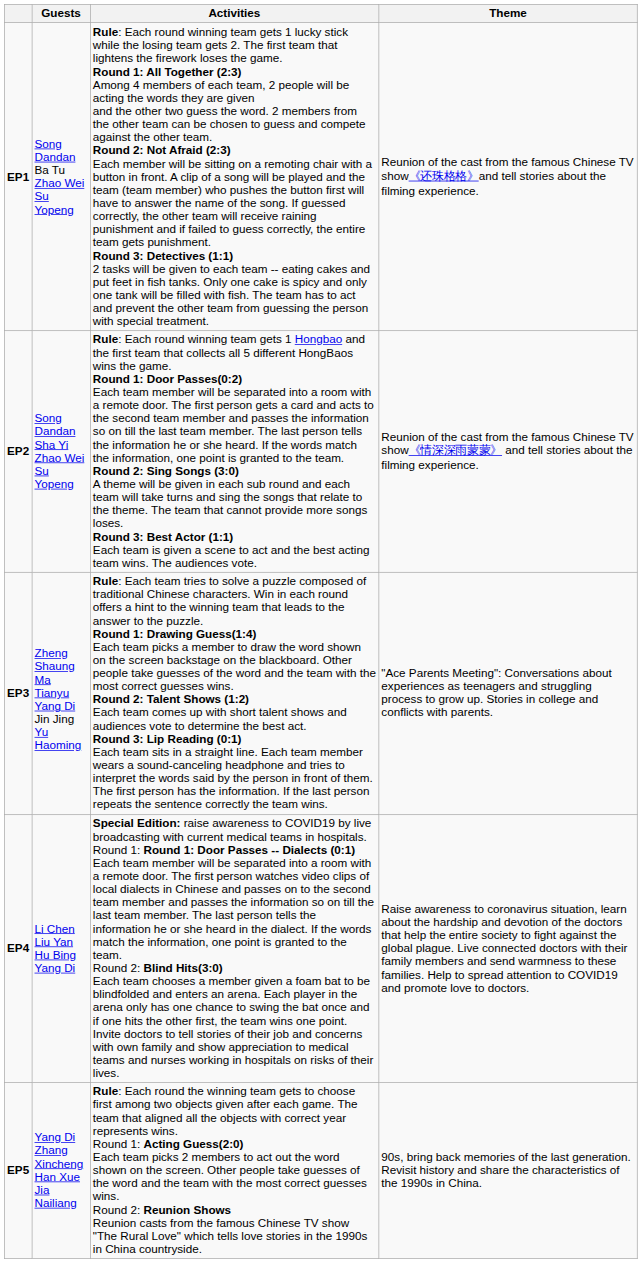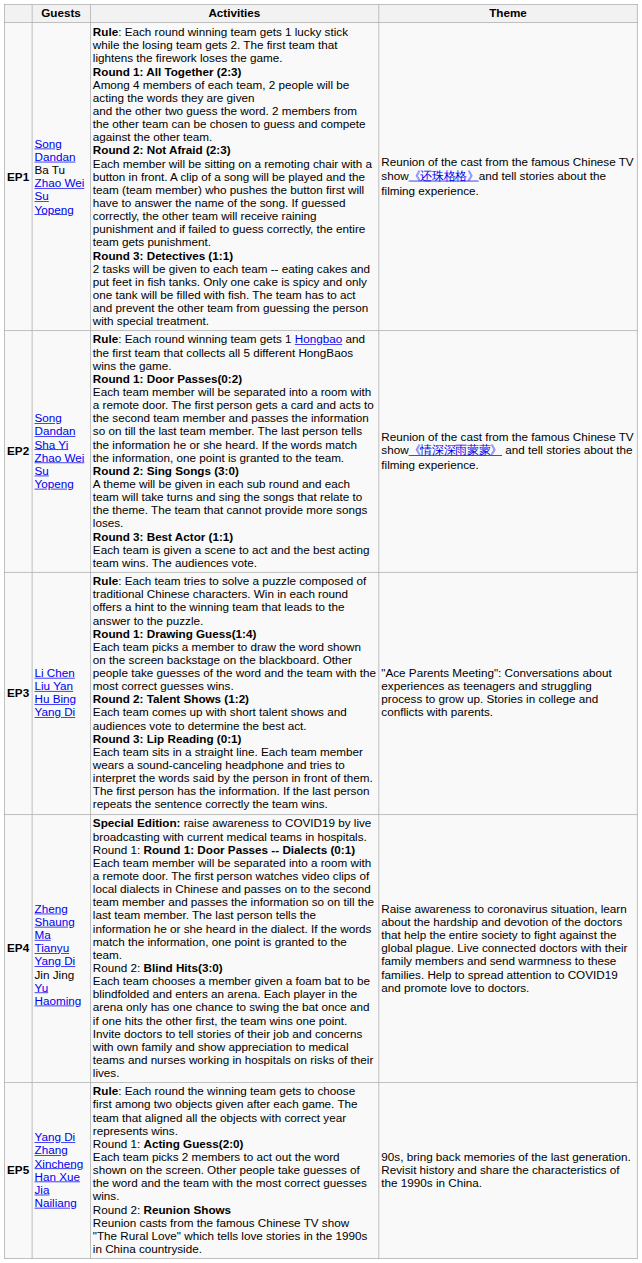(58, 700) Zheng Shaung Ma Tianyu Yang Di Jin Jing Yu Haoming -> (55, 693) Li Chen Liu Yan Hu Bing Yang Di
(55, 948) Li Chen Liu Yan Hu Bing Yang Di -> (58, 955) Zheng Shaung Ma Tianyu Yang Di Jin Jing Yu Haoming
